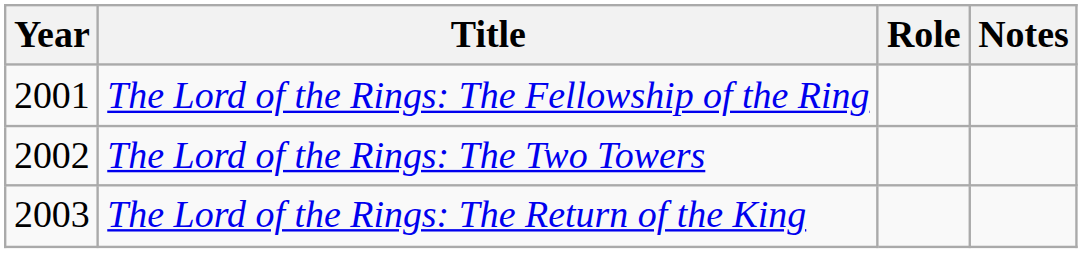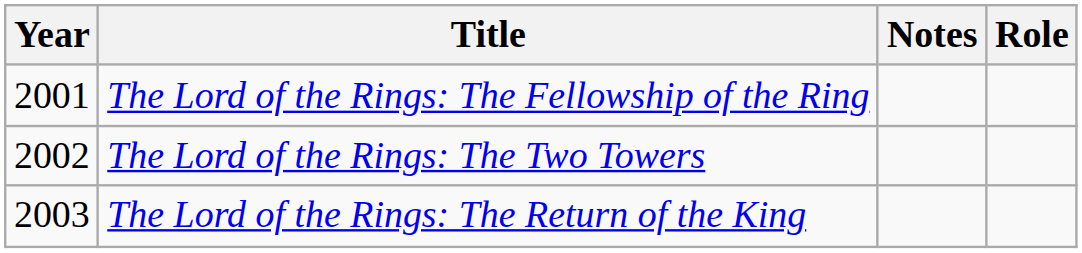columns swapped: (924, 34) <-> (1023, 34)
